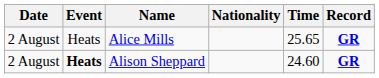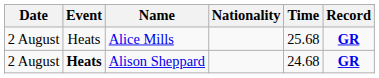(303, 38) 25.65 -> (303, 38) 25.68
(303, 61) 24.60 -> (303, 61) 24.68
